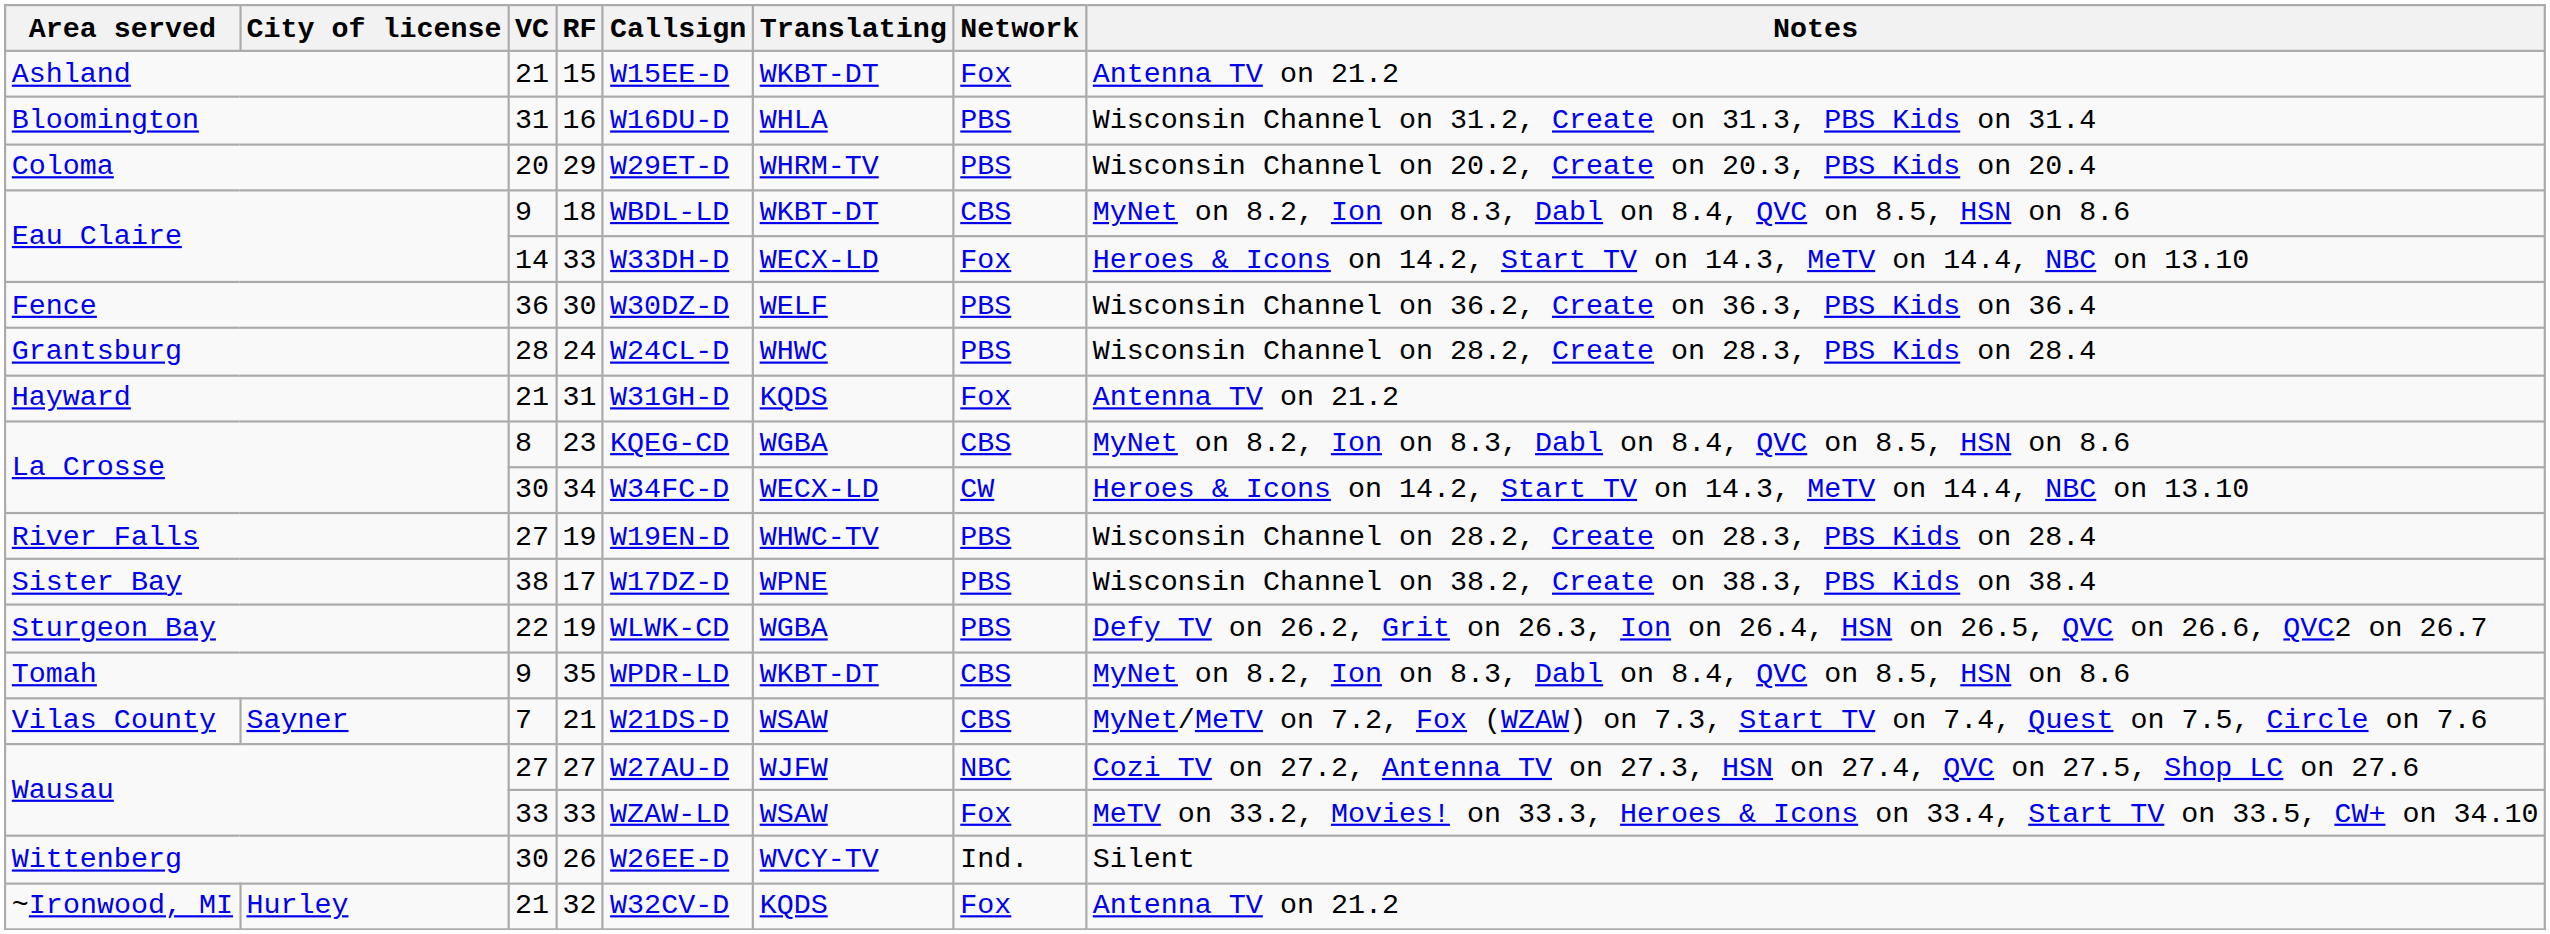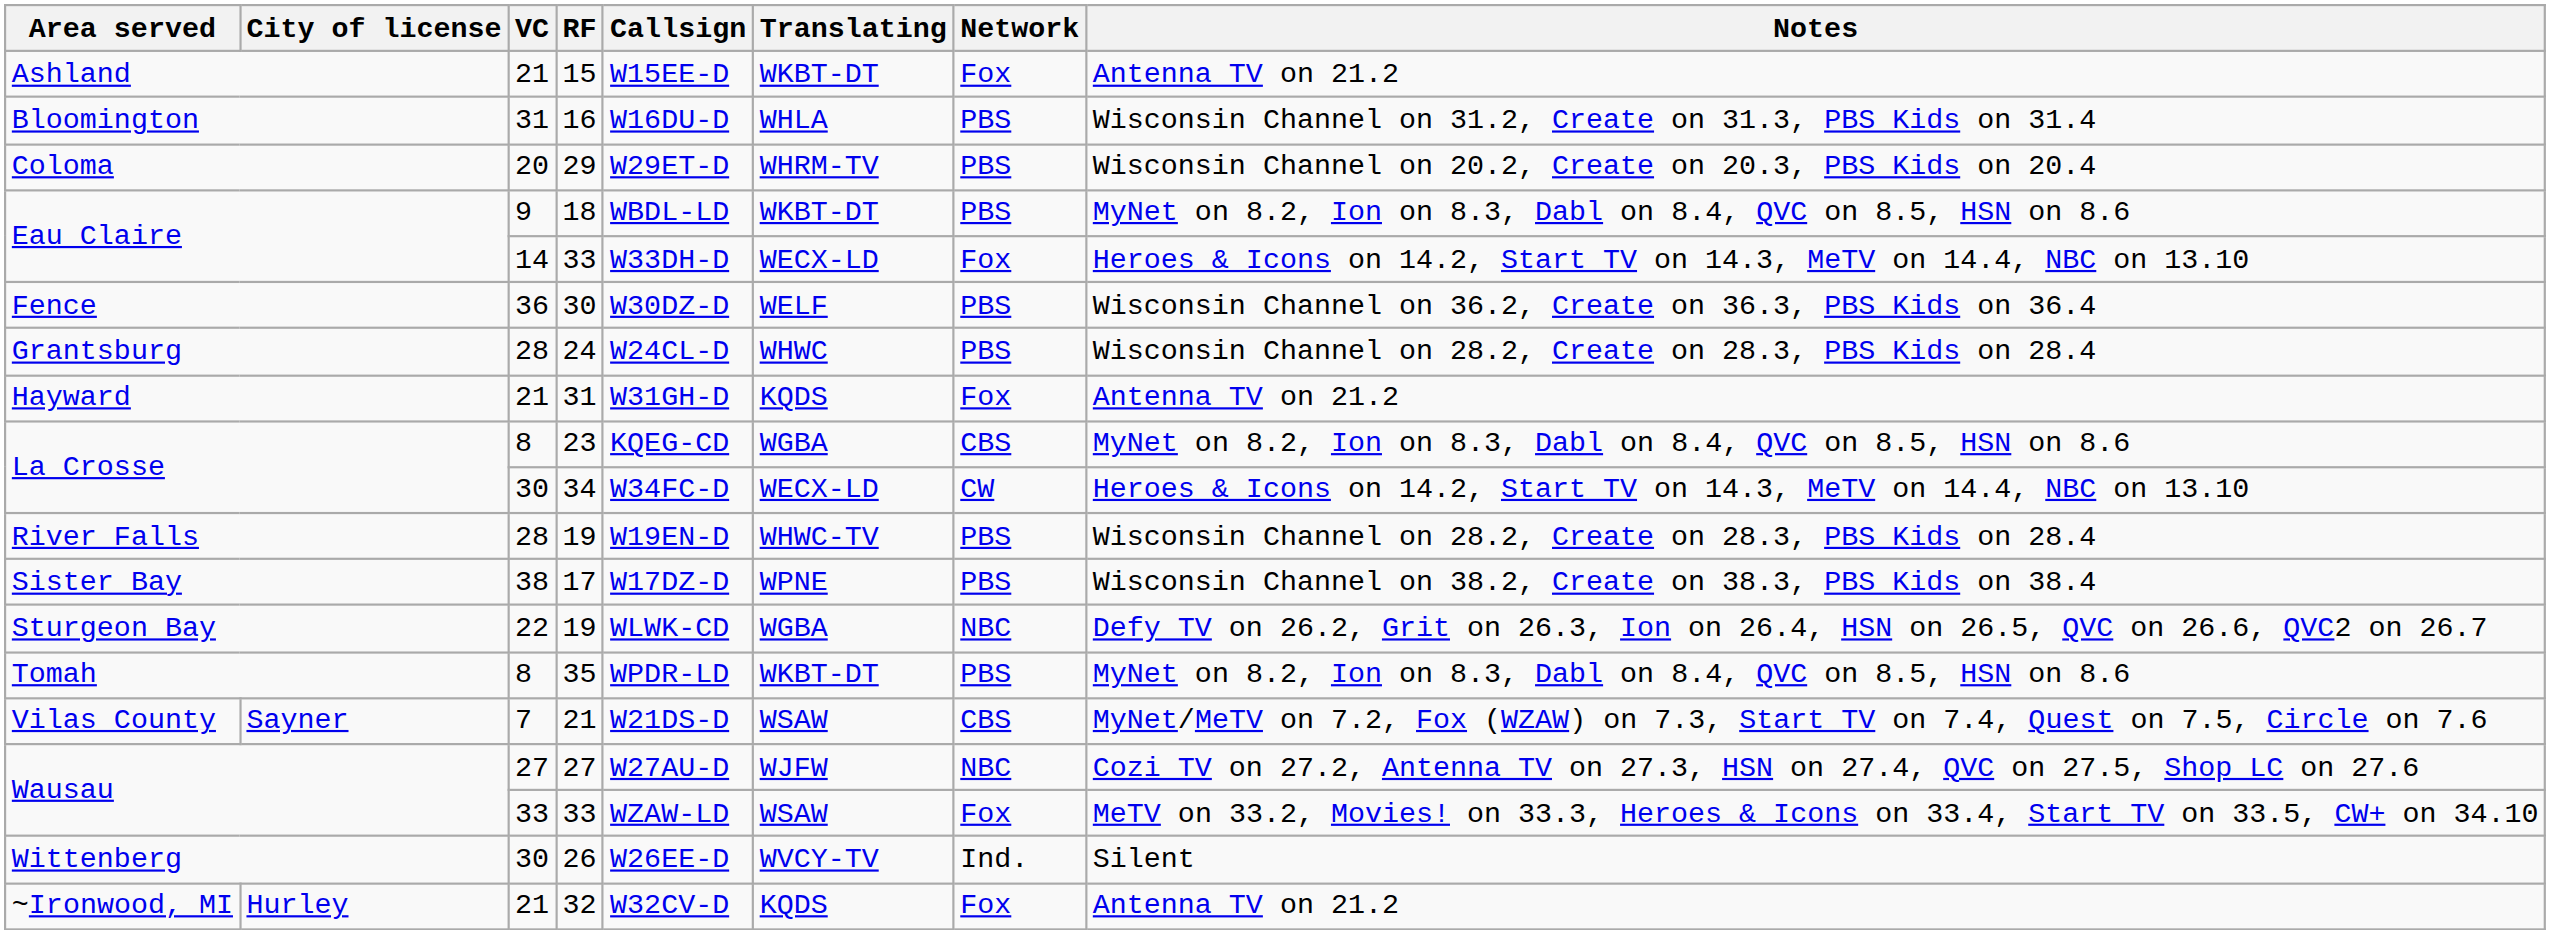(986, 213) CBS -> (986, 213) PBS
(532, 536) 27 -> (532, 536) 28
(986, 629) PBS -> (986, 629) NBC
(524, 675) 9 -> (524, 675) 8
(986, 675) CBS -> (986, 675) PBS
